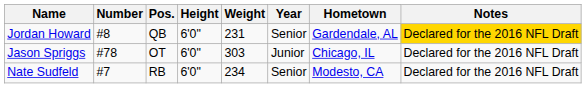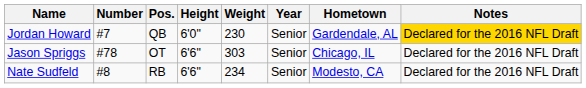(103, 33) #8 -> (103, 33) #7
(235, 33) 231 -> (235, 33) 230
(191, 53) 6'0" -> (191, 53) 6'6"
(288, 53) Junior -> (289, 53) Senior
(103, 72) #7 -> (103, 72) #8
(191, 72) 6'0" -> (191, 72) 6'6"
